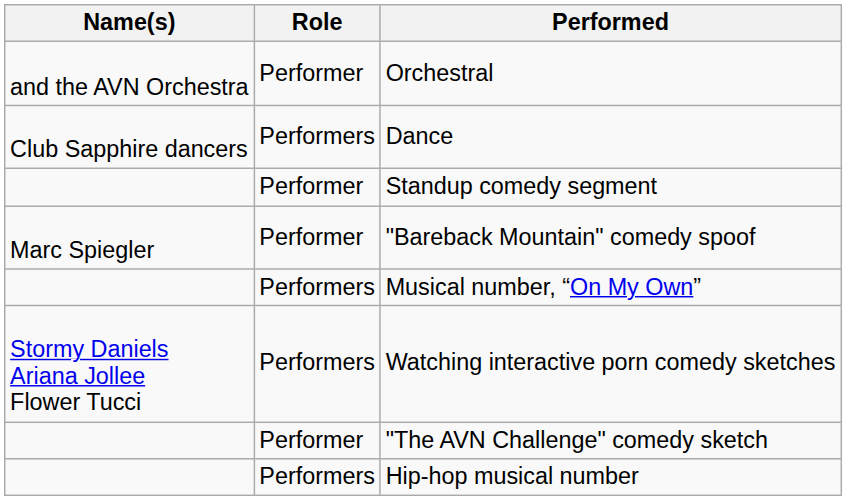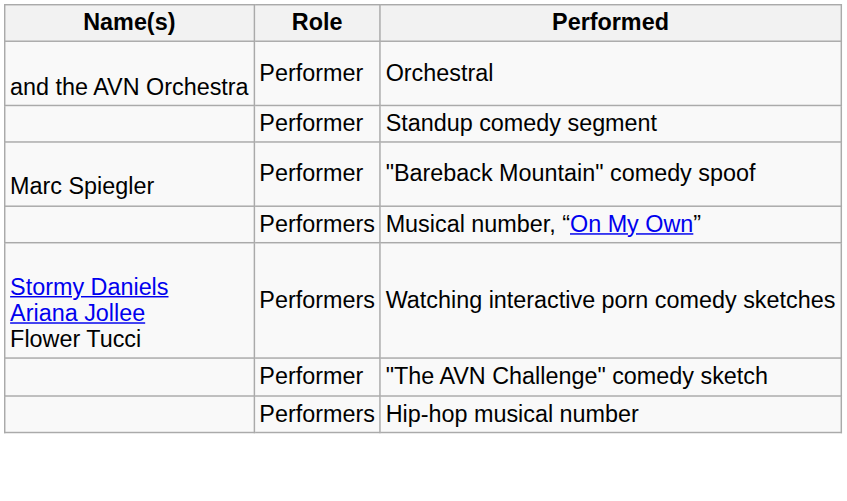- row: (419, 136)
